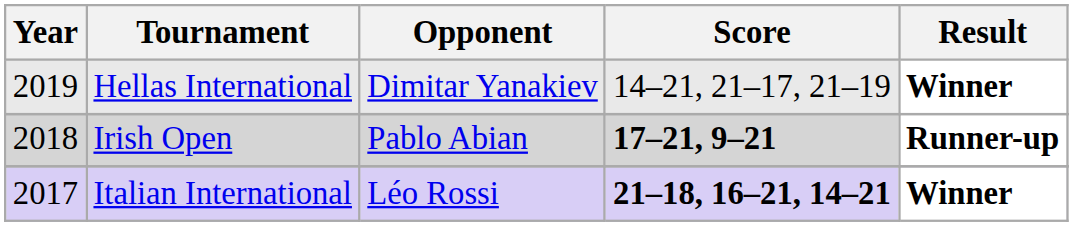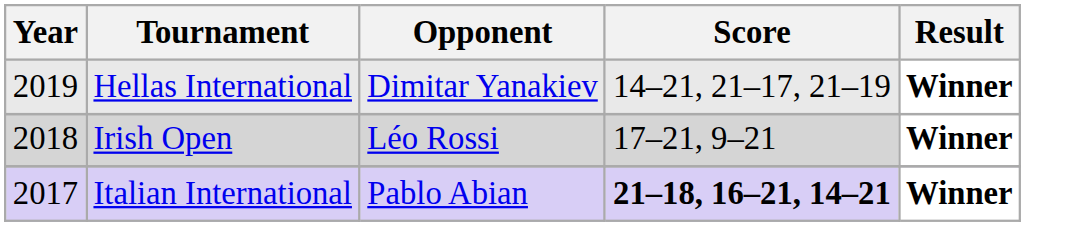(448, 139) Pablo Abian -> (433, 139) Léo Rossi
(695, 139) bold -> (695, 139) normal
(983, 139) Runner-up -> (959, 139) Winner
(433, 193) Léo Rossi -> (448, 193) Pablo Abian
